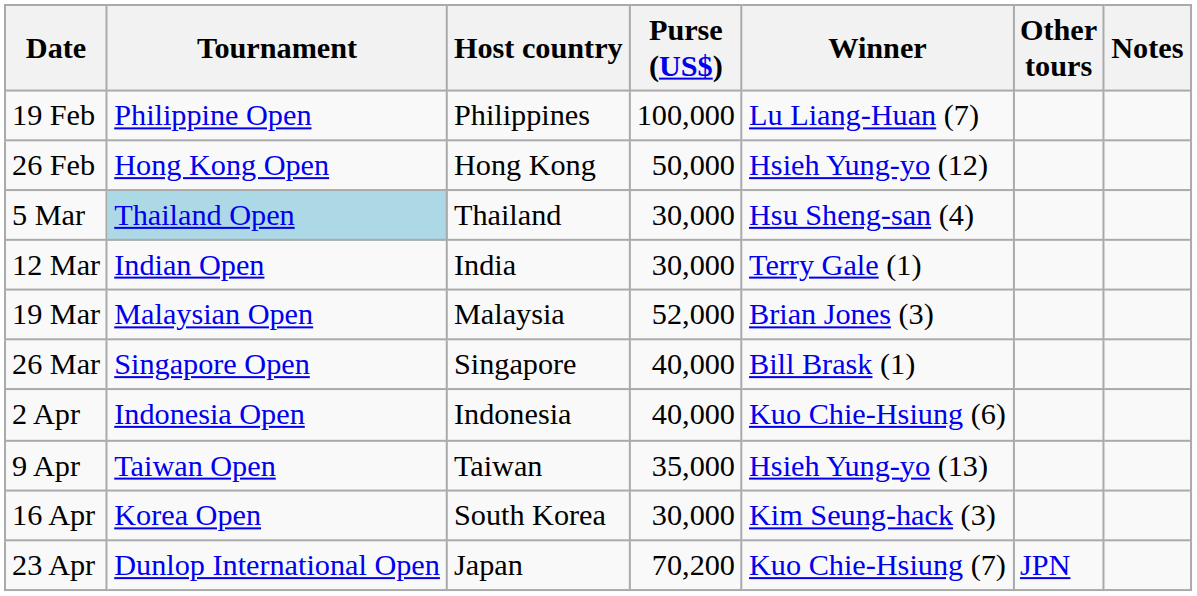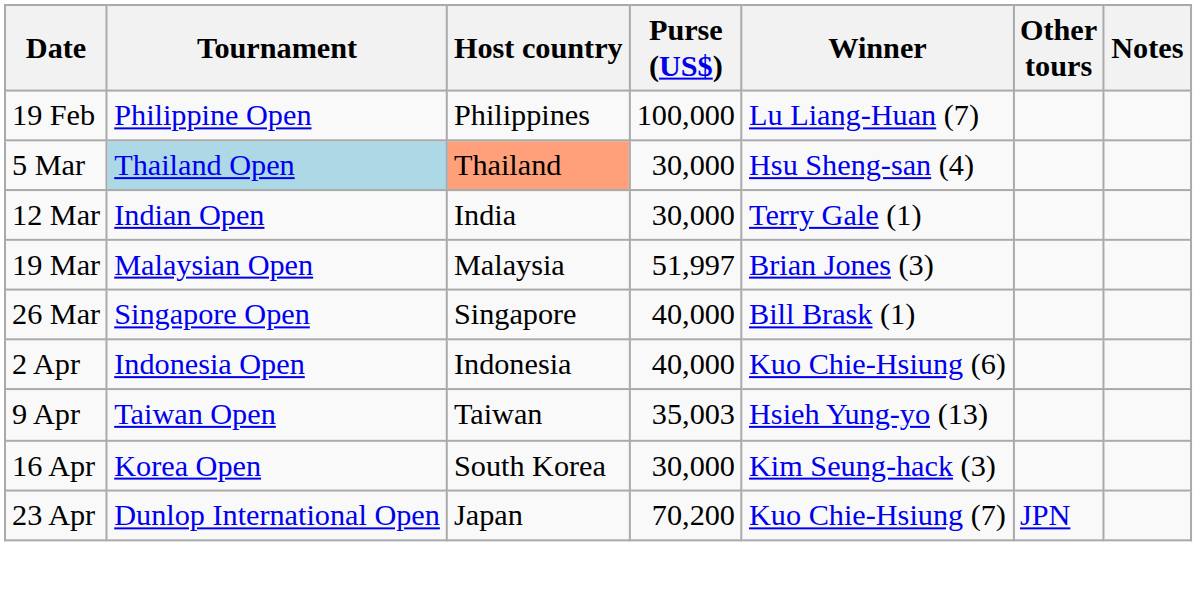- row: (54, 165)
(508, 215) no background -> (508, 165) lightsalmon background
(693, 314) 52,000 -> (693, 264) 51,997
(693, 464) 35,000 -> (693, 414) 35,003
